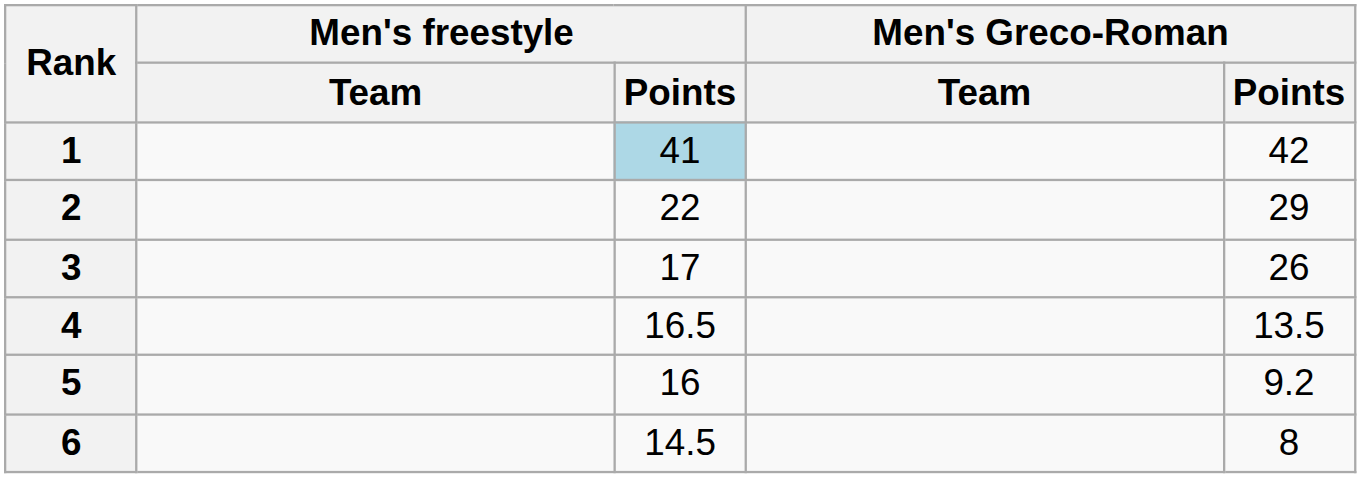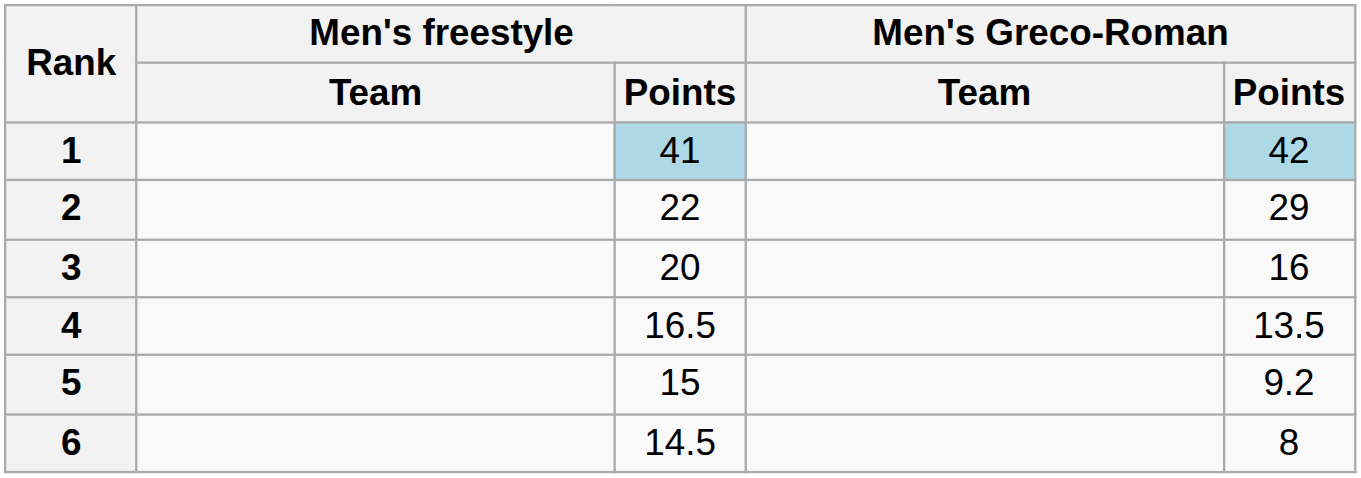(1289, 150) no background -> (1289, 150) lightblue background
(680, 267) 17 -> (680, 267) 20
(1289, 267) 26 -> (1289, 267) 16
(680, 383) 16 -> (680, 383) 15
